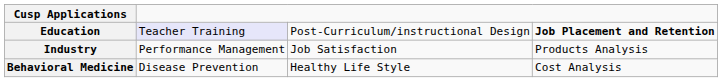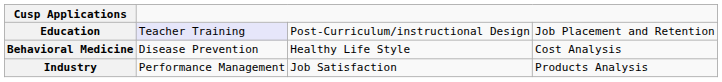(625, 31) bold -> (625, 31) normal
rows swapped: (70, 49) <-> (70, 67)
